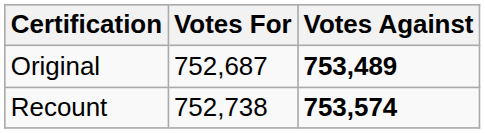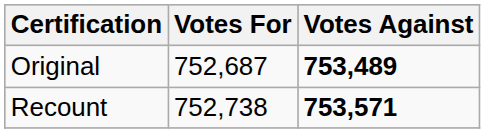(350, 107) 753,574 -> (350, 107) 753,571
